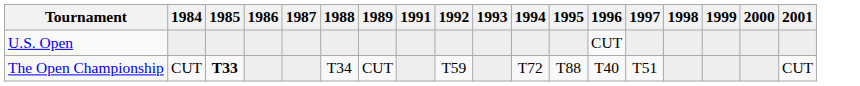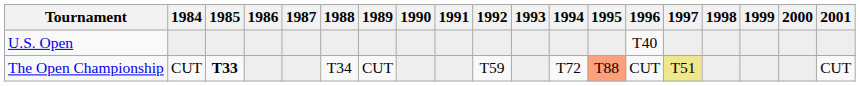+ column: (416, 17)
(607, 43) CUT -> (645, 43) T40
(568, 68) no background -> (607, 68) lightsalmon background
(607, 68) T40 -> (645, 68) CUT
(645, 68) no background -> (683, 68) khaki background
